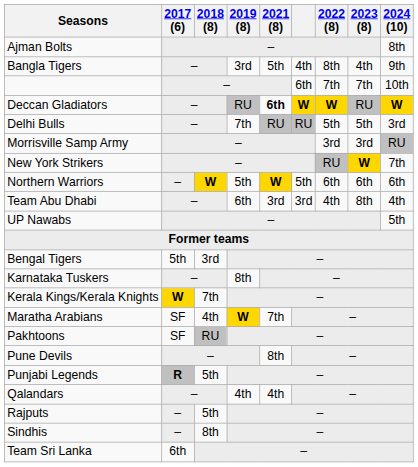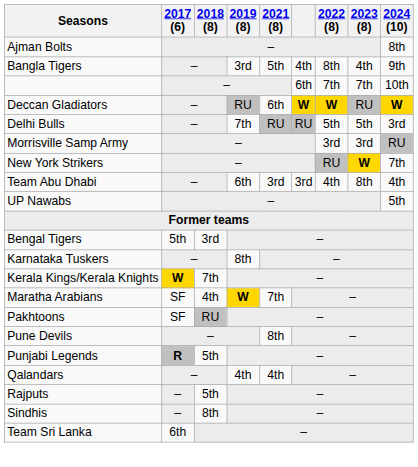(276, 104) bold -> (276, 104) normal
- row: (55, 182)
